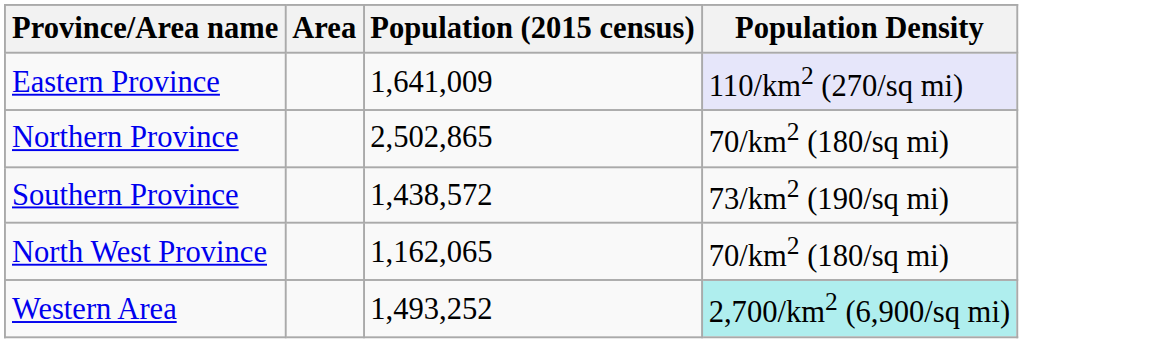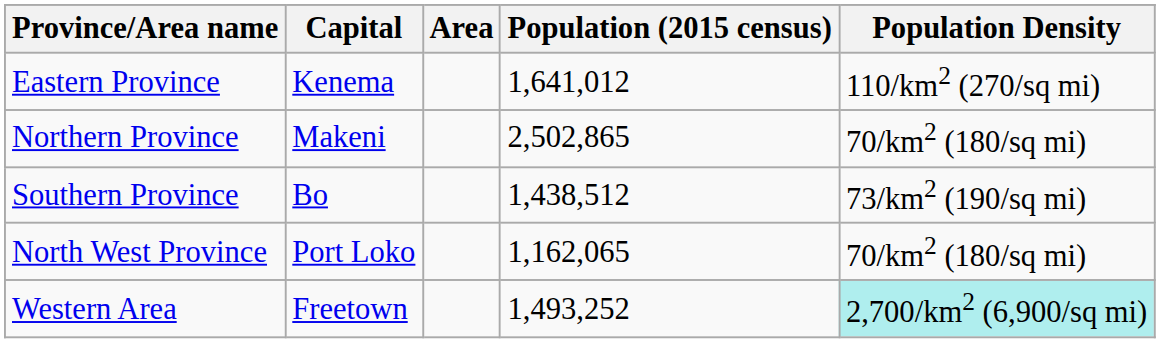+ column: (354, 28)
(431, 81) 1,641,009 -> (569, 81) 1,641,012
(836, 81) lavender background -> (973, 81) no background
(431, 194) 1,438,572 -> (569, 194) 1,438,512
